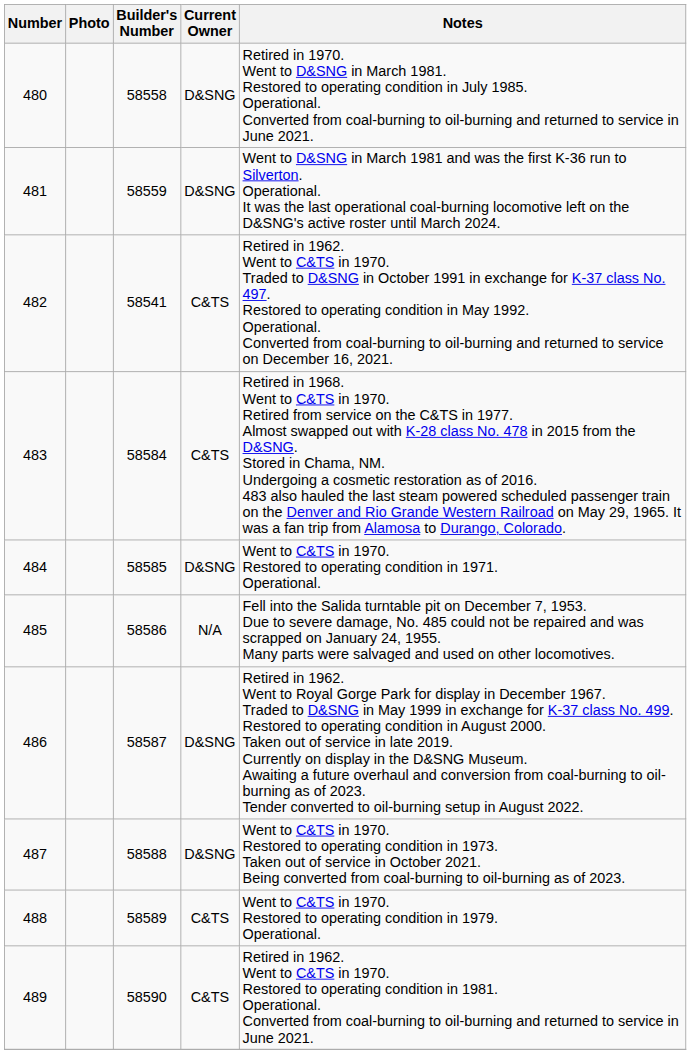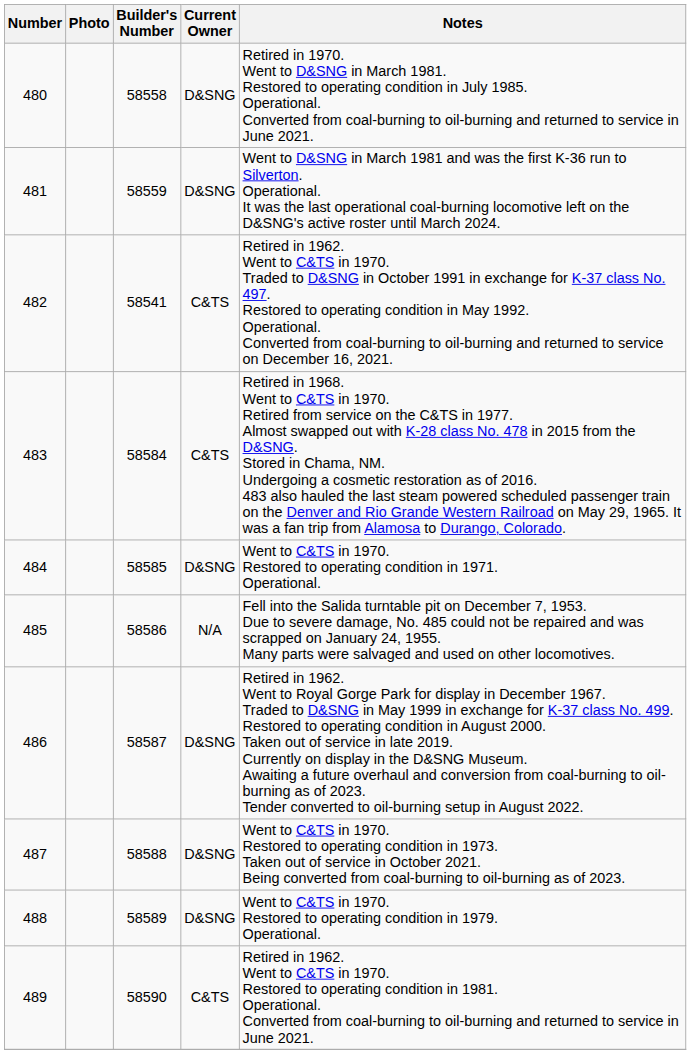(210, 918) C&TS -> (210, 918) D&SNG
